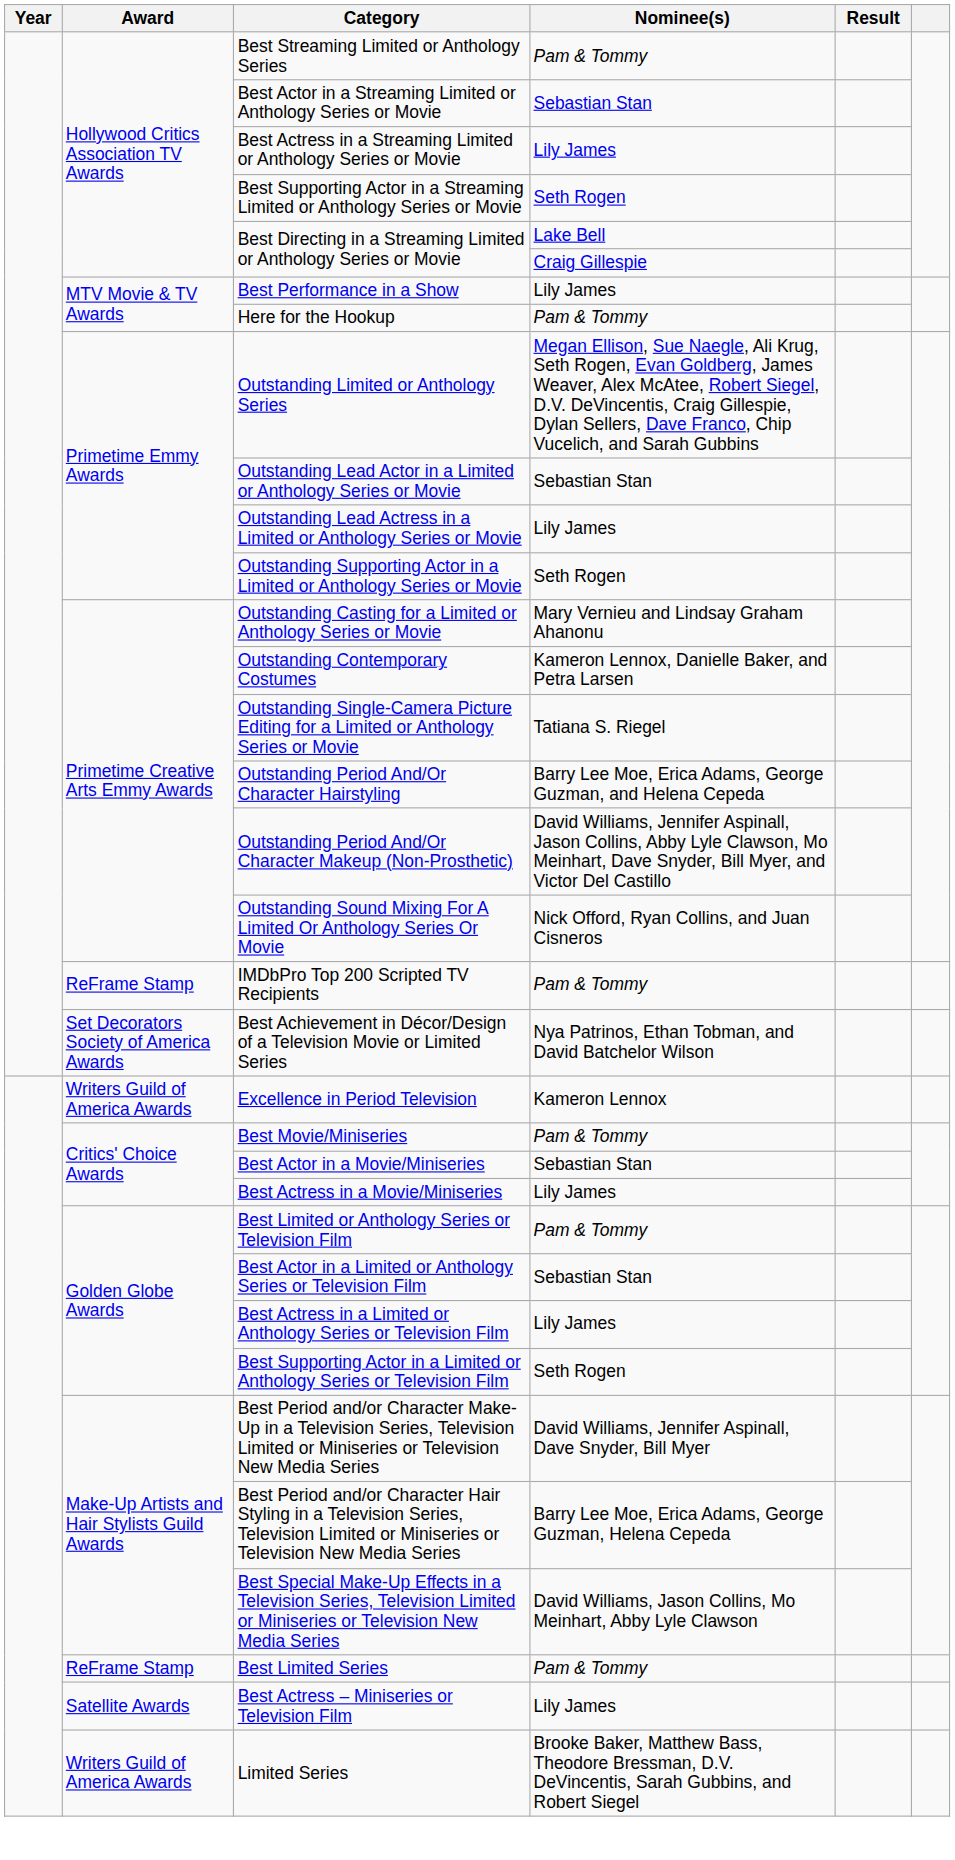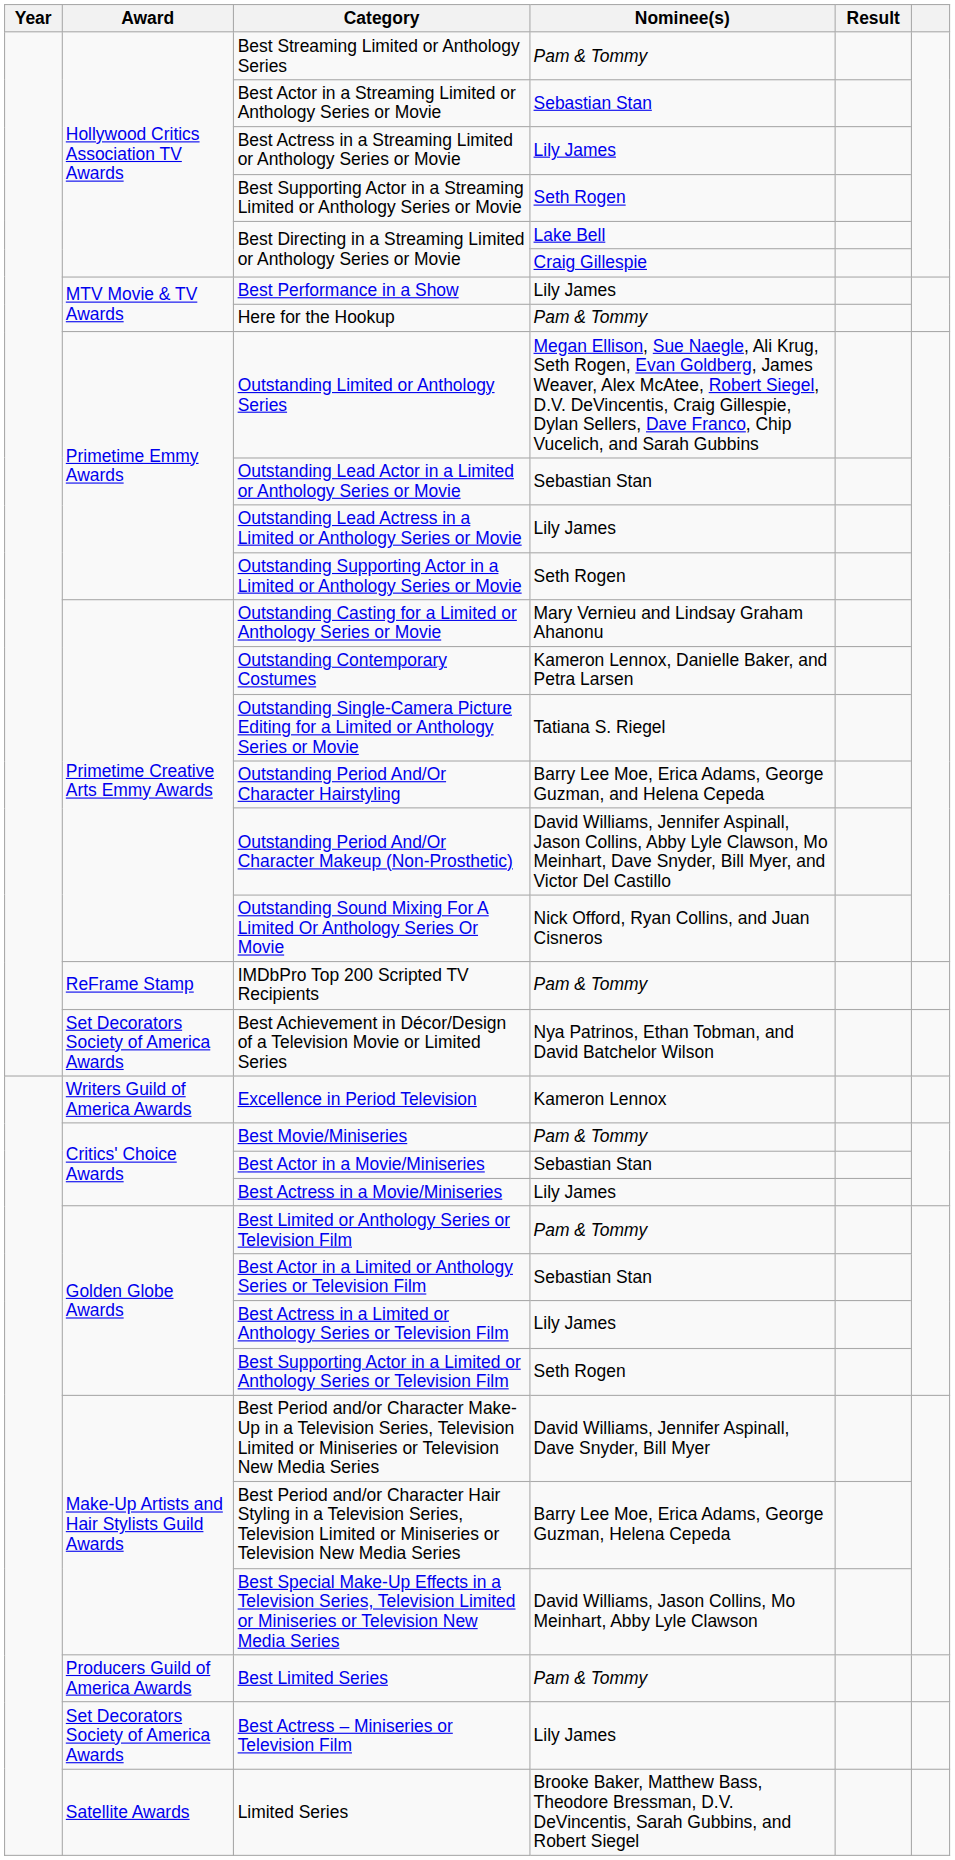(130, 1668) ReFrame Stamp -> (138, 1678) Producers Guild of America Awards
(128, 1706) Satellite Awards -> (138, 1735) Set Decorators Society of America Awards
(129, 1772) Writers Guild of America Awards -> (128, 1812) Satellite Awards
